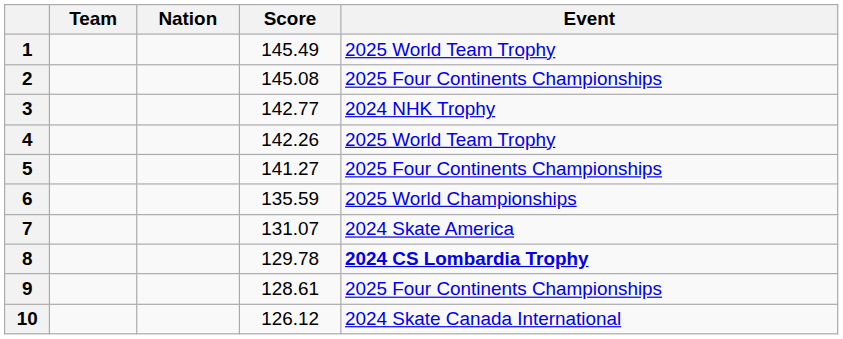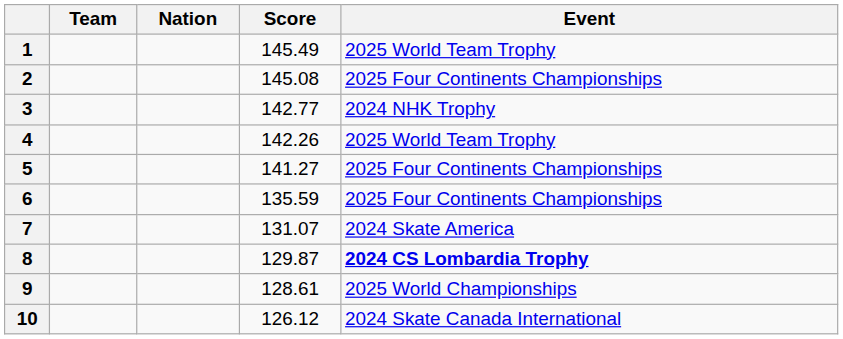(461, 199) 2025 World Championships -> (504, 199) 2025 Four Continents Championships
(290, 259) 129.78 -> (290, 259) 129.87
(504, 288) 2025 Four Continents Championships -> (461, 288) 2025 World Championships
